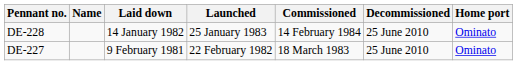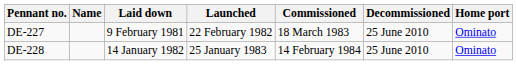rows swapped: (26, 50) <-> (26, 32)
